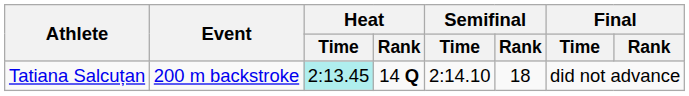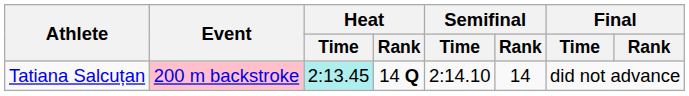(226, 76) no background -> (226, 76) pink background
(520, 76) 18 -> (520, 76) 14
